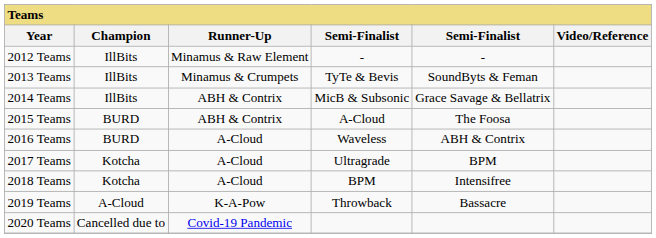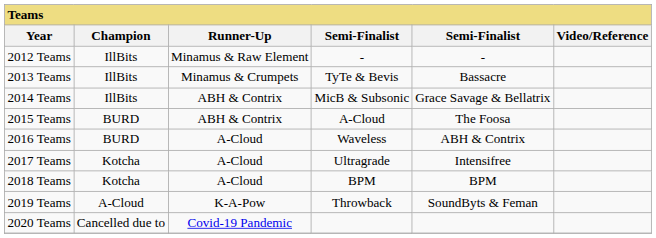(483, 77) SoundByts & Feman -> (483, 77) Bassacre
(483, 160) BPM -> (483, 160) Intensifree
(483, 181) Intensifree -> (483, 181) BPM
(483, 202) Bassacre -> (483, 202) SoundByts & Feman
